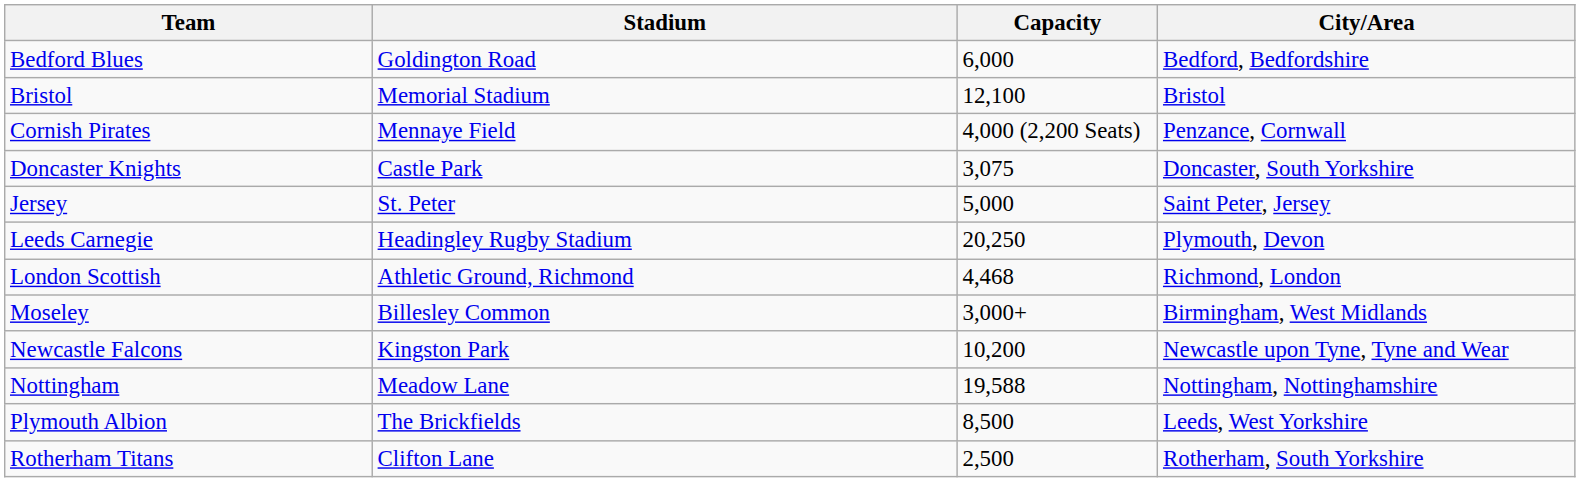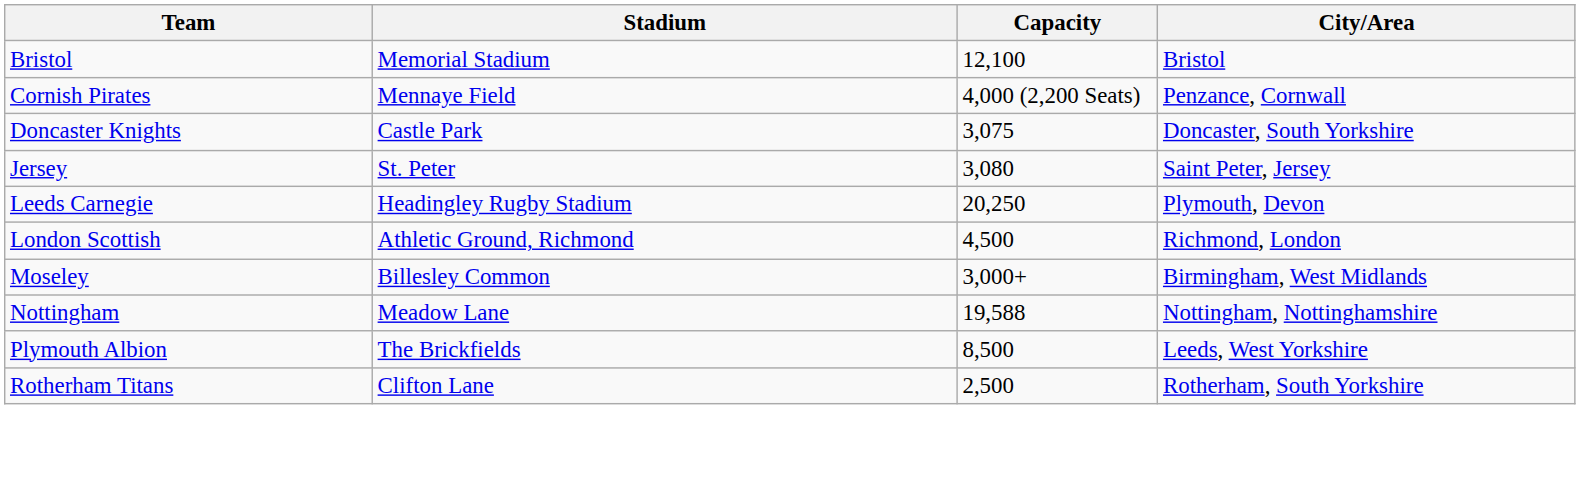- row: (76, 58)
(988, 204) 5,000 -> (988, 167) 3,080
(988, 276) 4,468 -> (988, 240) 4,500
- row: (96, 349)
